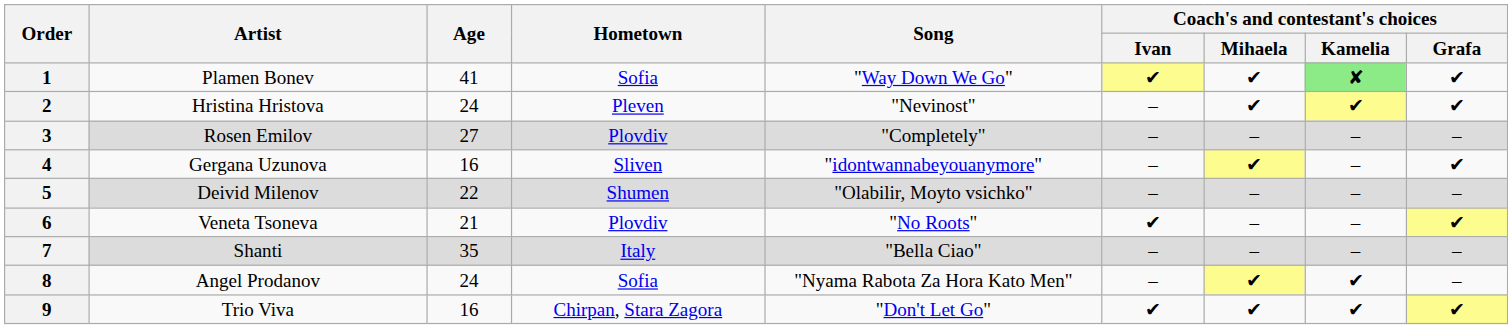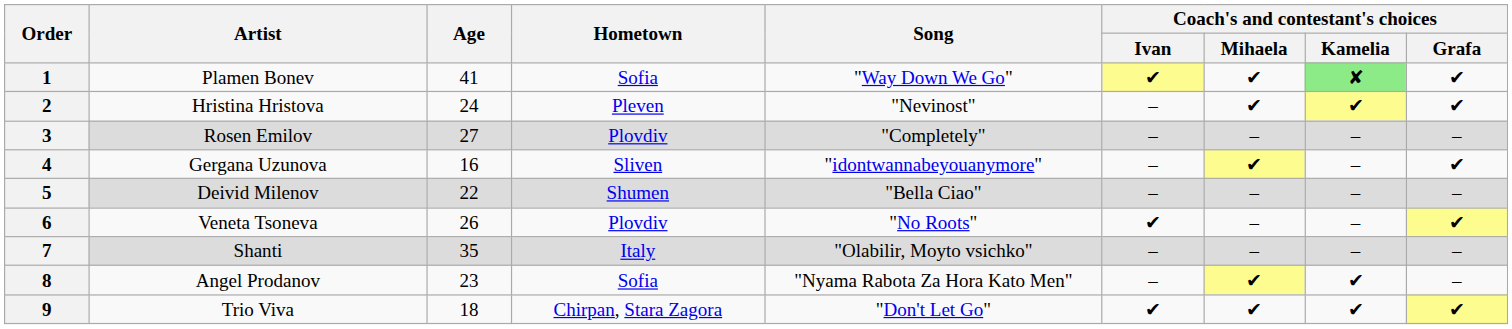(933, 193) "Olabilir, Moyto vsichko" -> (933, 193) "Bella Ciao"
(469, 222) 21 -> (469, 222) 26
(933, 251) "Bella Ciao" -> (933, 251) "Olabilir, Moyto vsichko"
(469, 280) 24 -> (469, 280) 23
(469, 309) 16 -> (469, 309) 18
